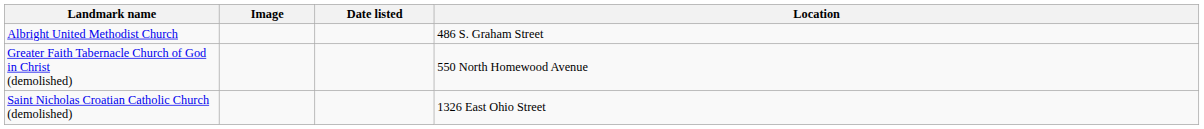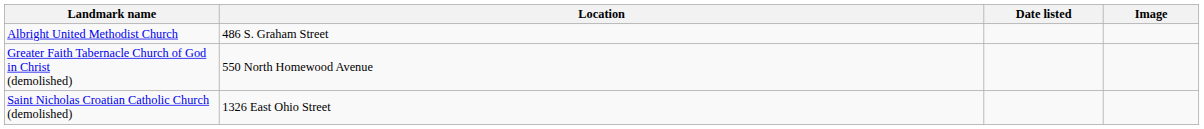columns swapped: (267, 14) <-> (817, 14)
